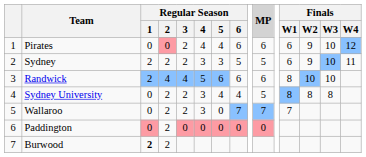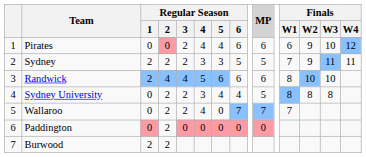(289, 62) 6 -> (289, 62) 7
(330, 62) 10 -> (330, 62) 11
(203, 111) 3 -> (203, 111) 4
(150, 144) bold -> (150, 144) normal
